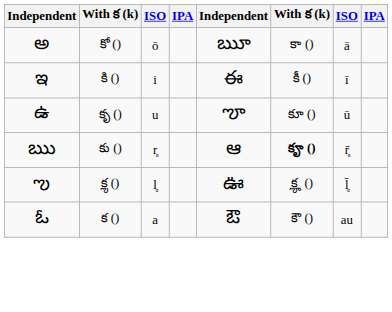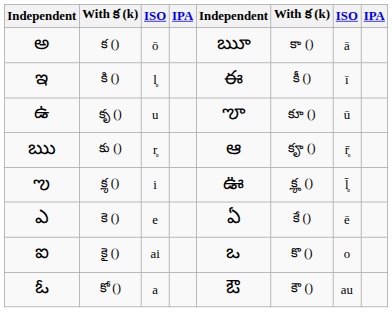(110, 43) కో () -> (110, 43) క ()
(155, 80) i -> (155, 80) l̥
(302, 148) bold -> (302, 148) normal
(155, 184) l̥ -> (155, 184) i
+ row: (42, 217)
+ row: (42, 252)
(110, 218) క () -> (110, 287) కో ()
